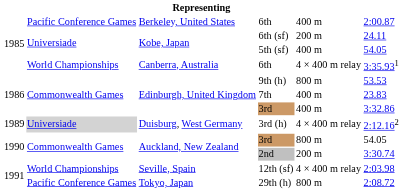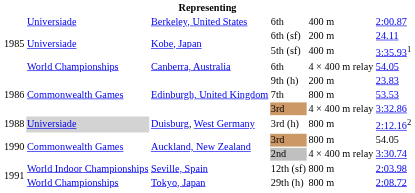(82, 21) Pacific Conference Games -> (52, 21) Universiade
(375, 50) 54.05 -> (394, 51) 3:35.931
(381, 65) 3:35.931 -> (387, 66) 54.05
(309, 81) 800 m -> (321, 81) 200 m
(375, 81) 53.53 -> (387, 81) 23.83
(309, 95) 400 m -> (321, 95) 800 m
(375, 95) 23.83 -> (387, 95) 53.53
(309, 109) 400 m -> (341, 109) 4 × 400 m relay
(14, 124) 1989 -> (14, 124) 1988
(329, 124) 4 × 400 m relay -> (321, 124) 800 m
(309, 154) 200 m -> (341, 154) 4 × 400 m relay
(73, 168) World Championships -> (88, 168) World Indoor Championships
(329, 168) 4 × 400 m relay -> (321, 168) 800 m
(82, 182) Pacific Conference Games -> (73, 182) World Championships
